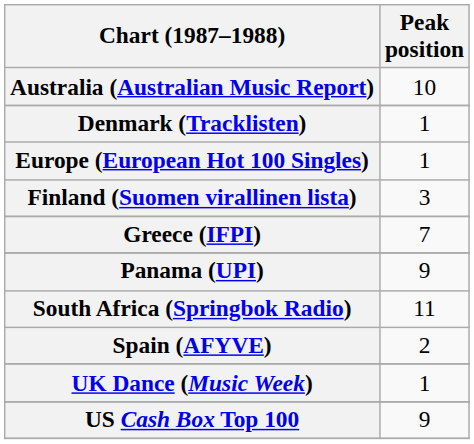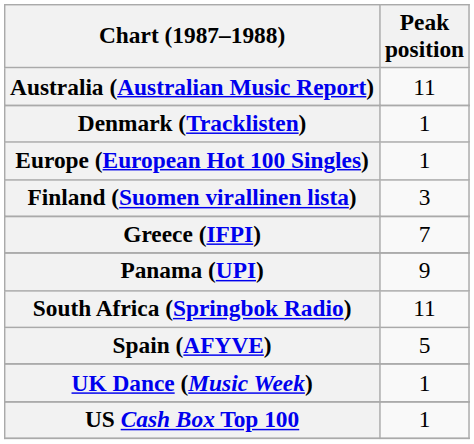(424, 86) 10 -> (424, 86) 11
(424, 345) 2 -> (424, 345) 5
(424, 419) 9 -> (424, 419) 1
